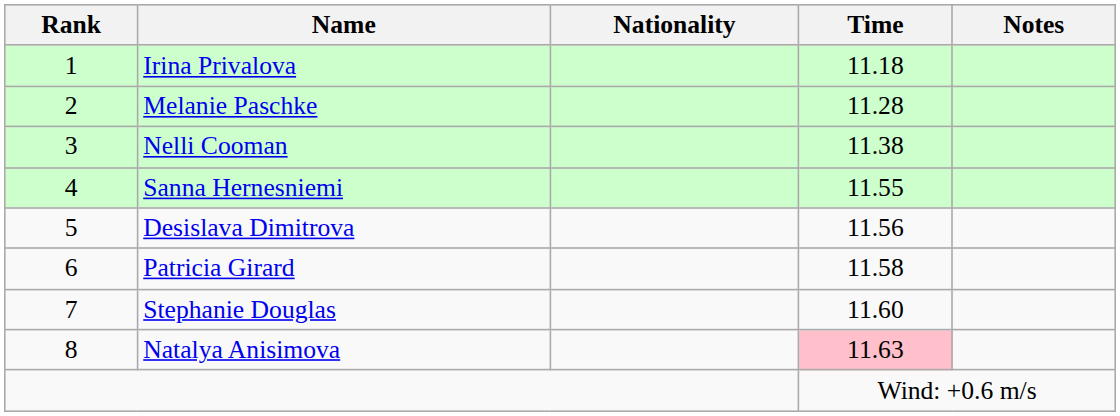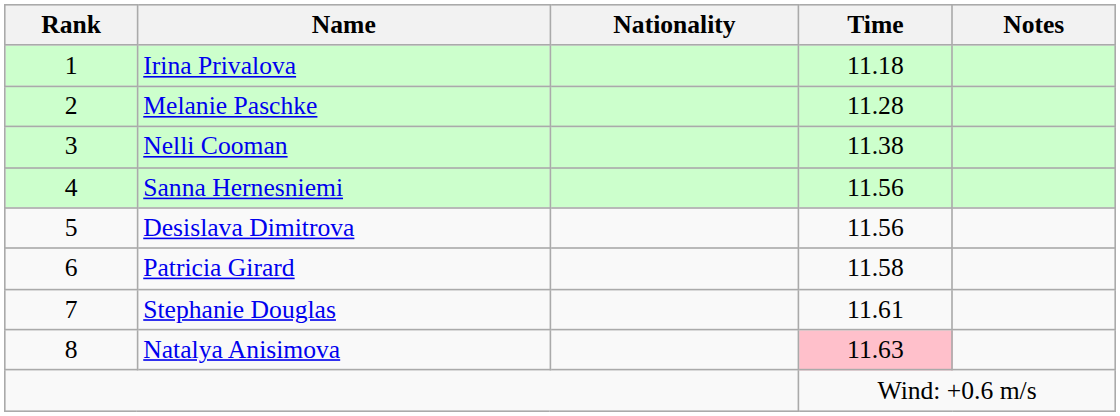(875, 187) 11.55 -> (875, 187) 11.56
(875, 308) 11.60 -> (875, 308) 11.61
